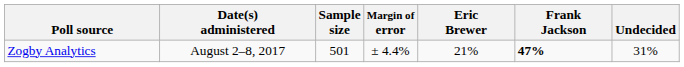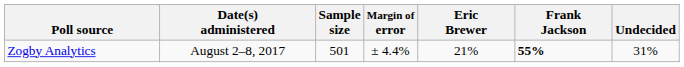(531, 51) 47% -> (531, 51) 55%
